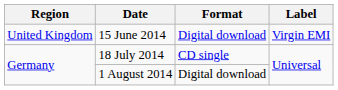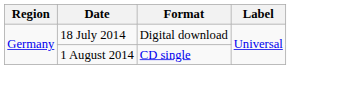- row: (132, 34)
(203, 54) CD single -> (184, 34) Digital download
(222, 74) Digital download -> (165, 54) CD single
